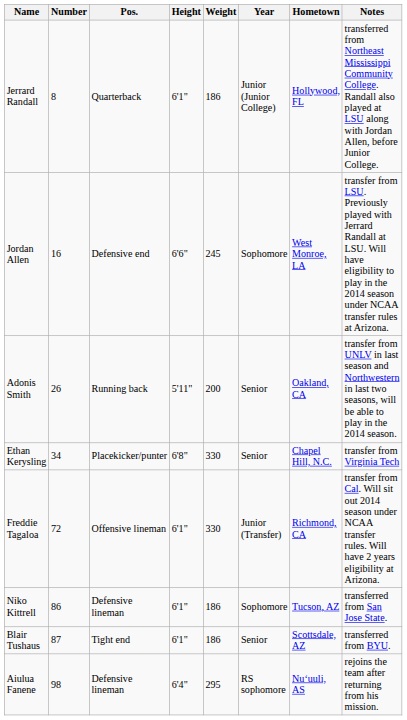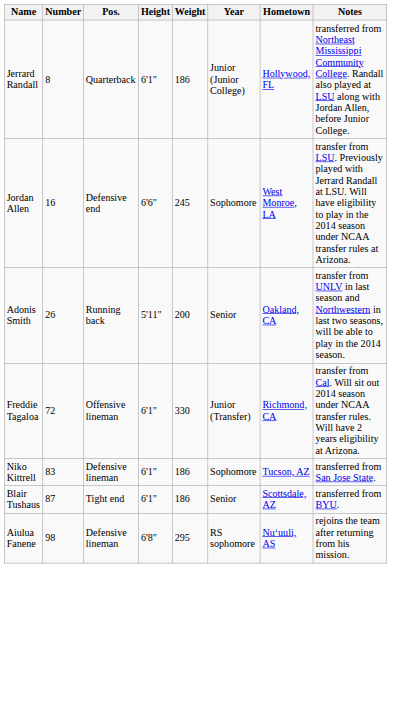- row: (27, 456)
(56, 607) 86 -> (50, 472) 83
(180, 684) 6'4" -> (149, 538) 6'8"
